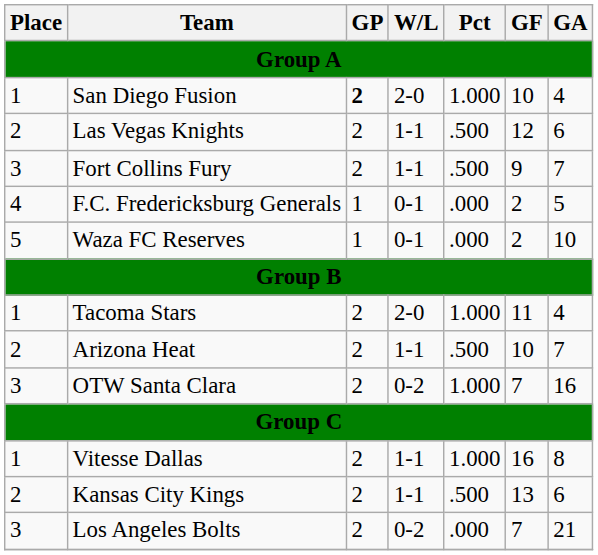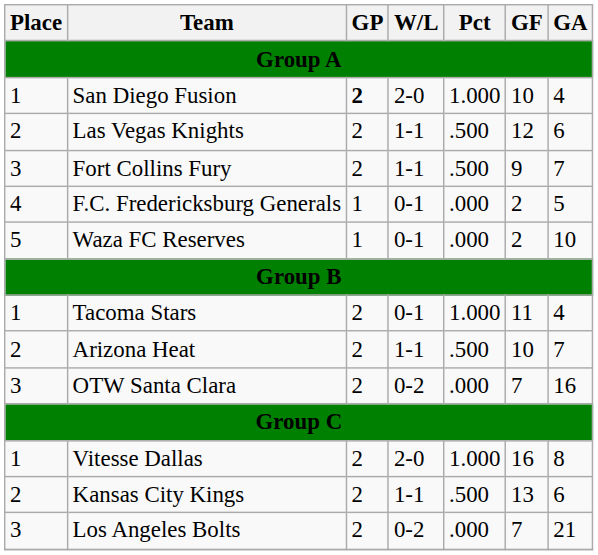(409, 312) 2-0 -> (409, 312) 0-1
(475, 385) 1.000 -> (469, 385) .000
(409, 458) 1-1 -> (409, 458) 2-0
